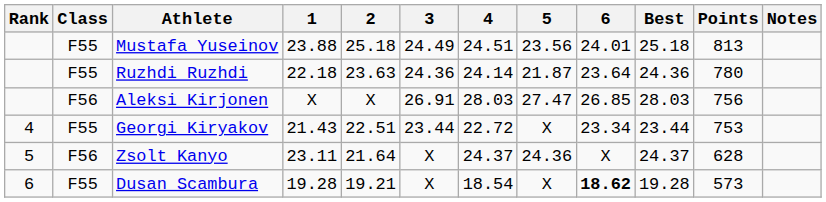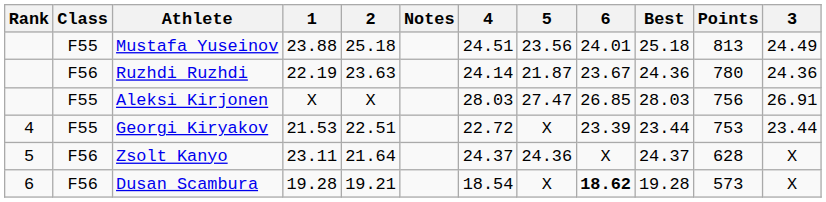columns swapped: (429, 18) <-> (792, 18)
(83, 74) F55 -> (83, 74) F56
(312, 74) 22.18 -> (312, 74) 22.19
(606, 74) 23.64 -> (606, 74) 23.67
(83, 101) F56 -> (83, 101) F55
(312, 129) 21.43 -> (312, 129) 21.53
(606, 129) 23.34 -> (606, 129) 23.39
(83, 184) F55 -> (83, 184) F56
